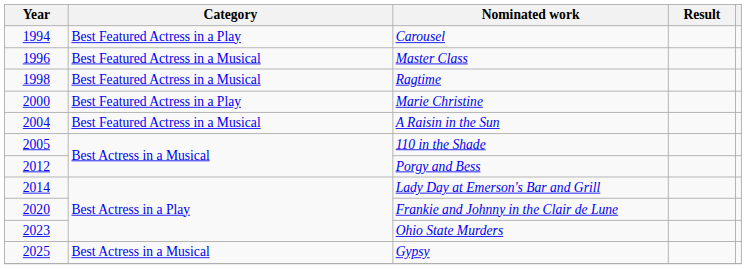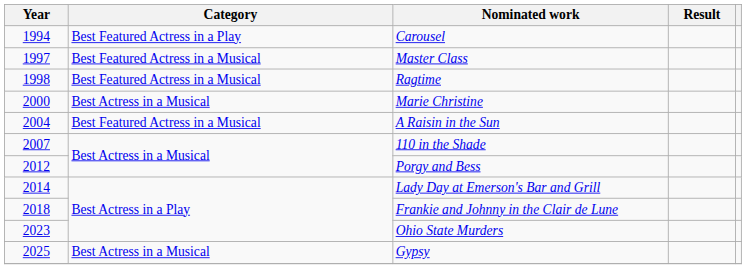(36, 58) 1996 -> (36, 58) 1997
(156, 101) Best Featured Actress in a Play -> (141, 101) Best Actress in a Musical
(36, 144) 2005 -> (36, 144) 2007
(36, 209) 2020 -> (36, 209) 2018
